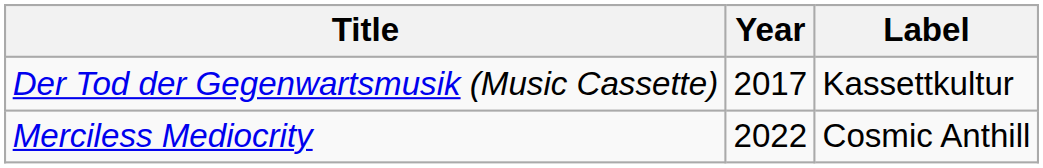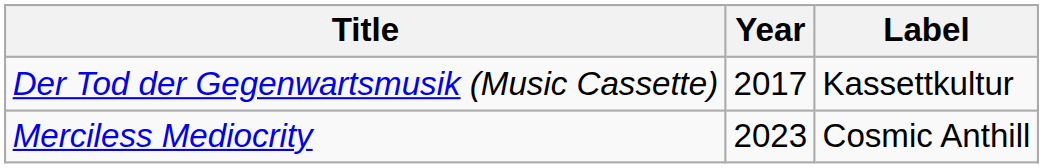(770, 135) 2022 -> (770, 135) 2023
